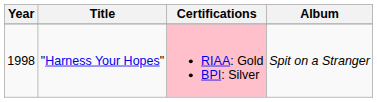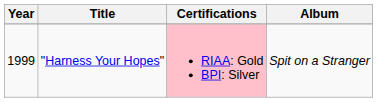(21, 60) 1998 -> (21, 60) 1999
